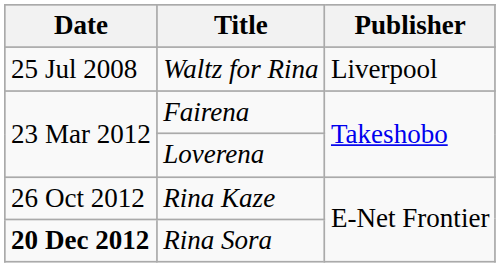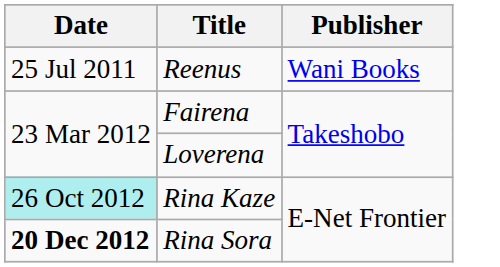- row: (241, 68)
+ row: (202, 68)
(78, 197) no background -> (78, 197) paleturquoise background
